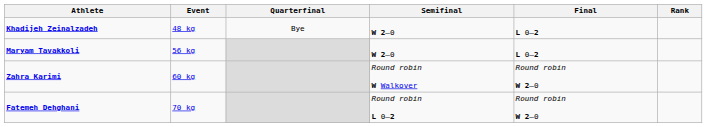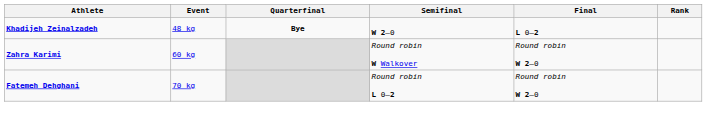(298, 28) normal -> (298, 28) bold
- row: (43, 50)
